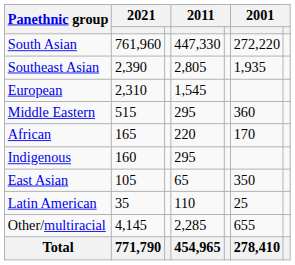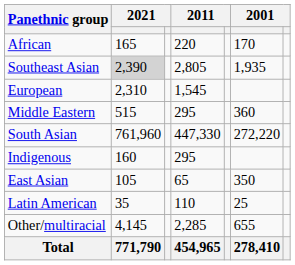rows swapped: (42, 44) <-> (29, 135)
(131, 67) no background -> (131, 67) lightgrey background
